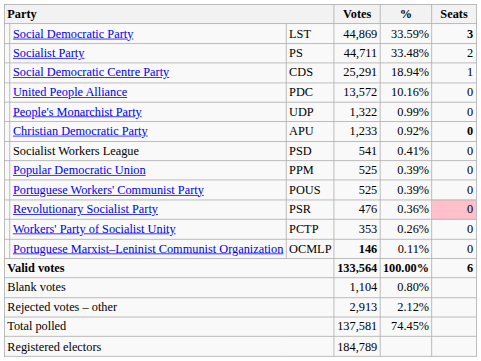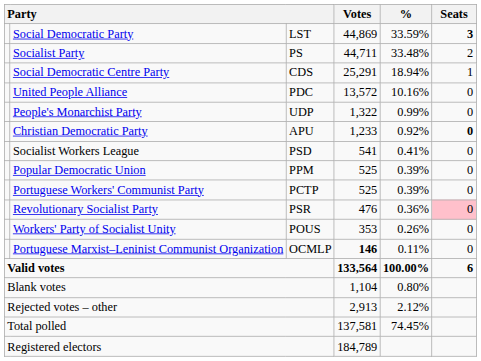(305, 190) POUS -> (304, 190) PCTP
(304, 229) PCTP -> (305, 229) POUS
